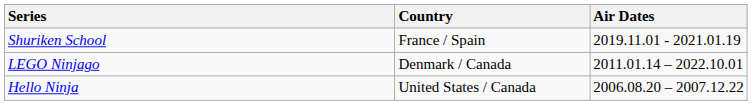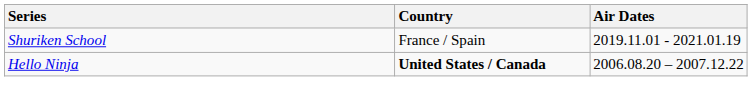- row: (54, 64)
(467, 87) normal -> (472, 64) bold
